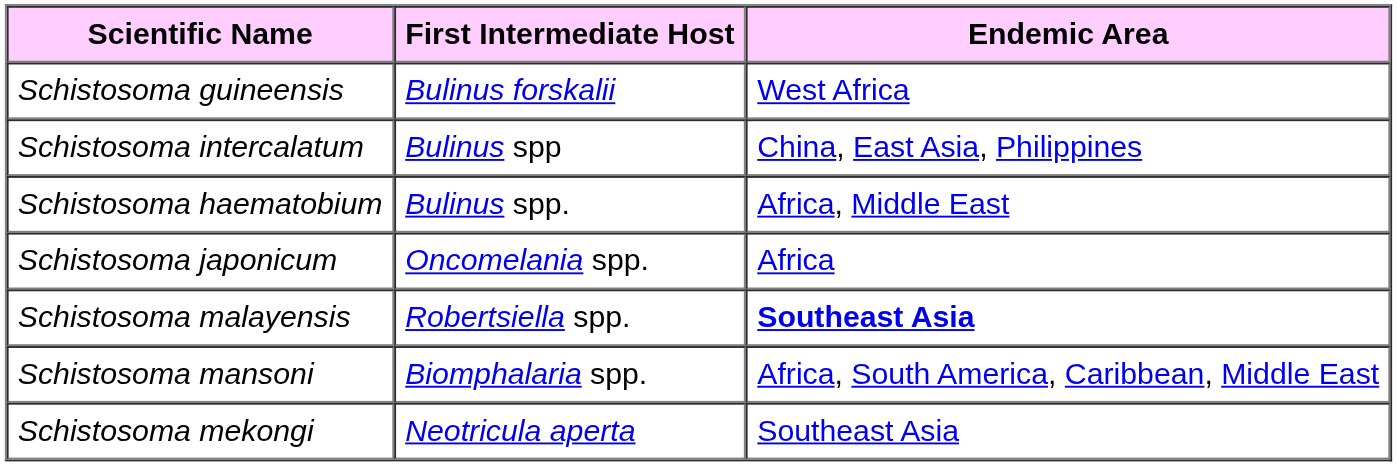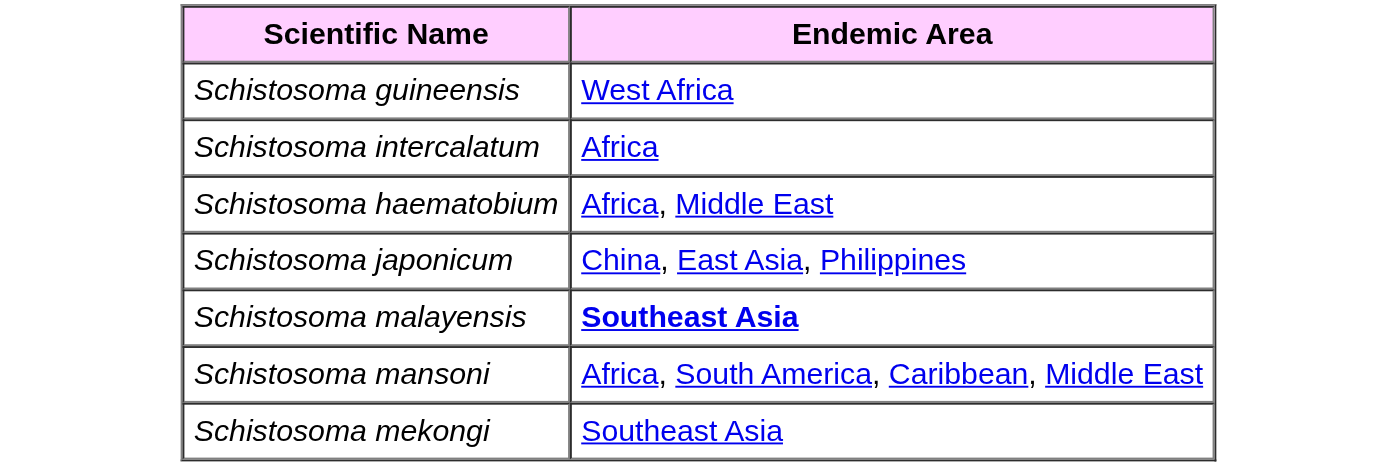- column: (570, 33)
(950, 147) China, East Asia, Philippines -> (620, 147) Africa
(796, 260) Africa -> (774, 260) China, East Asia, Philippines
